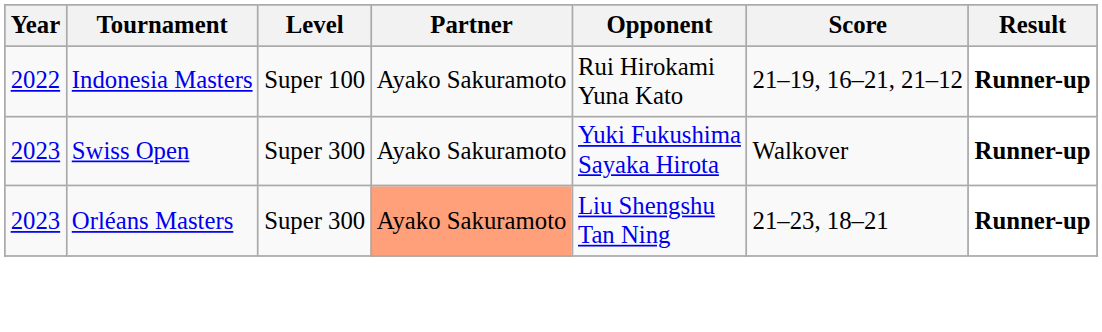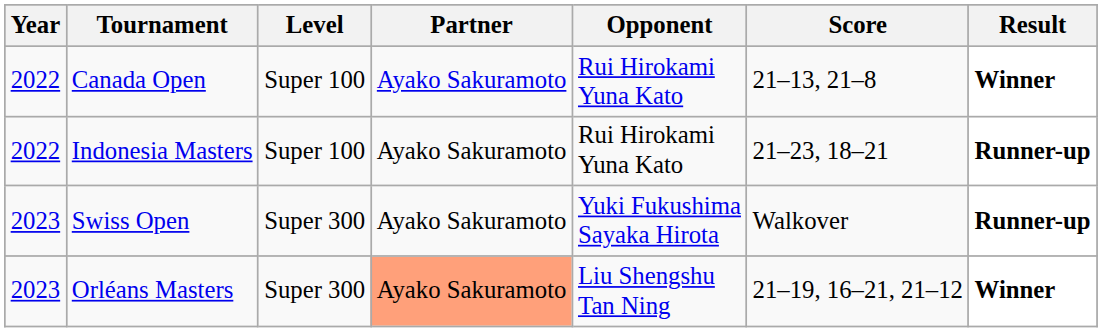+ row: (139, 80)
(858, 80) 21–19, 16–21, 21–12 -> (821, 150) 21–23, 18–21
(821, 220) 21–23, 18–21 -> (858, 291) 21–19, 16–21, 21–12
(1033, 220) Runner-up -> (1015, 291) Winner
